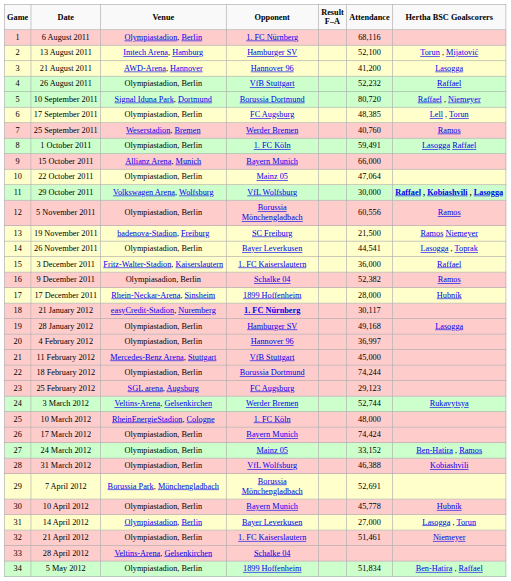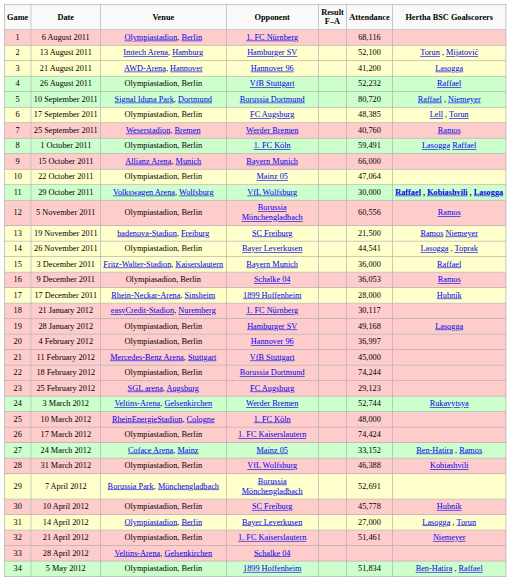(272, 264) 1. FC Kaiserslautern -> (272, 264) Bayern Munich
(369, 280) 52,382 -> (369, 280) 36,053
(272, 311) bold -> (272, 311) normal
(272, 435) Bayern Munich -> (272, 435) 1. FC Kaiserslautern
(163, 450) Olympiastadion, Berlin -> (163, 450) Coface Arena, Mainz
(272, 507) Bayern Munich -> (272, 507) SC Freiburg
